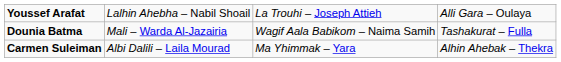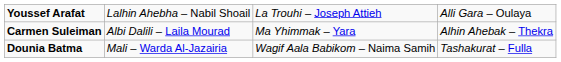rows swapped: (54, 48) <-> (45, 31)
